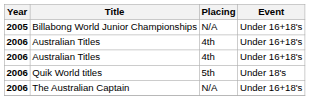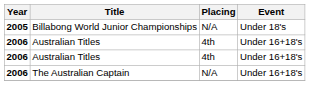(271, 27) Under 16+18's -> (263, 27) Under 18's
- row: (67, 73)
